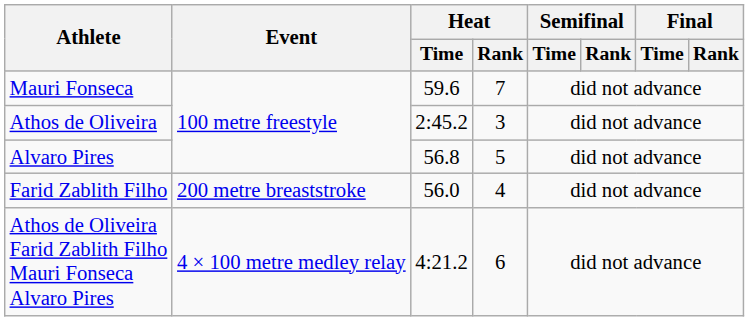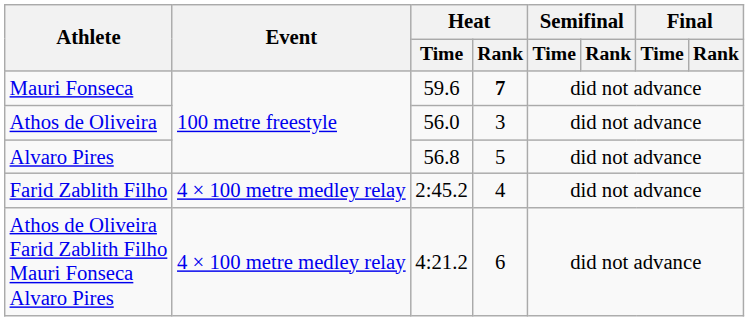(500, 88) normal -> (500, 88) bold
(442, 122) 2:45.2 -> (442, 122) 56.0
(271, 191) 200 metre breaststroke -> (291, 191) 4 × 100 metre medley relay
(442, 191) 56.0 -> (442, 191) 2:45.2
